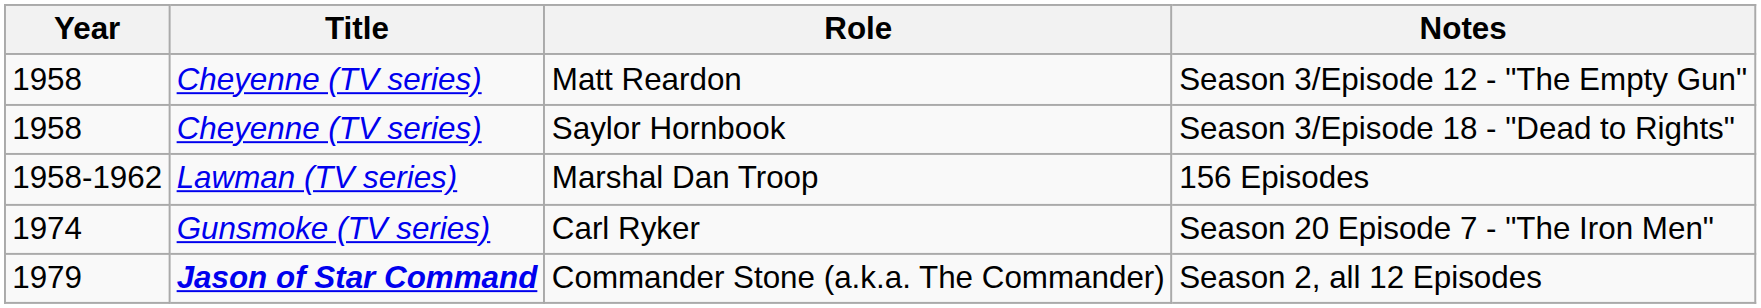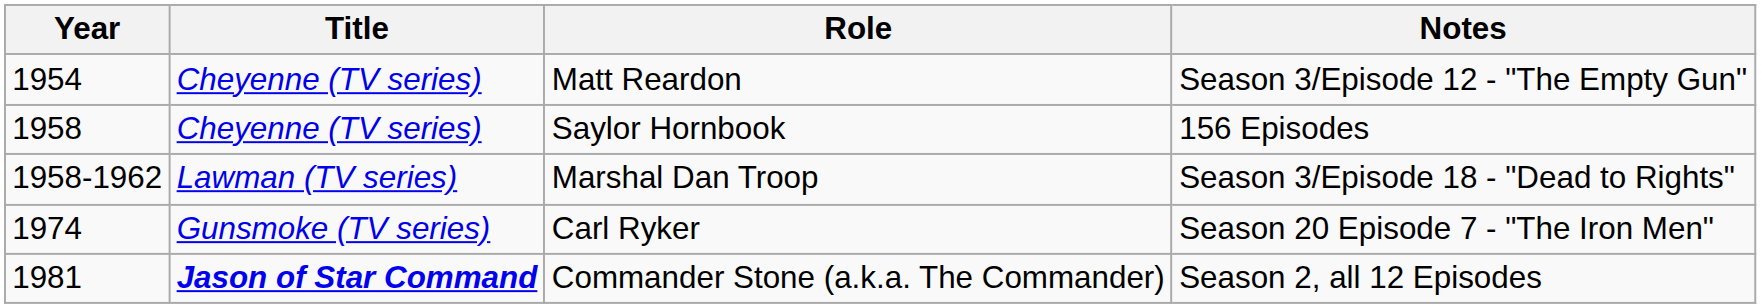(47, 79) 1958 -> (47, 79) 1954
(1457, 128) Season 3/Episode 18 - "Dead to Rights" -> (1274, 128) 156 Episodes
(1274, 178) 156 Episodes -> (1457, 178) Season 3/Episode 18 - "Dead to Rights"
(47, 278) 1979 -> (47, 278) 1981
